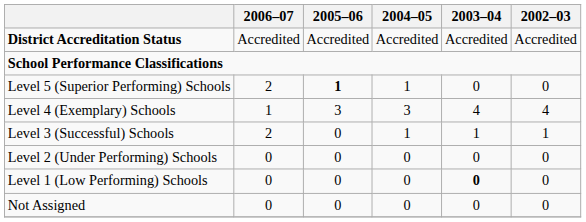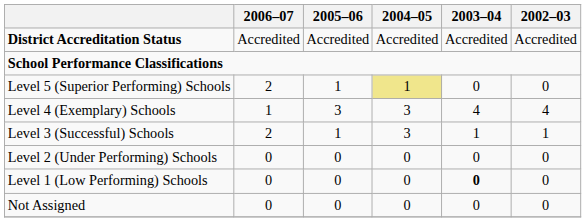(338, 87) bold -> (338, 87) normal
(407, 87) no background -> (407, 87) khaki background
(338, 134) 0 -> (338, 134) 1
(407, 134) 1 -> (407, 134) 3
